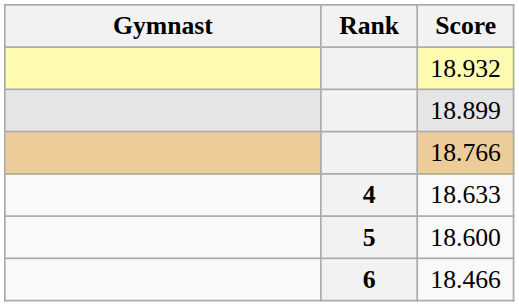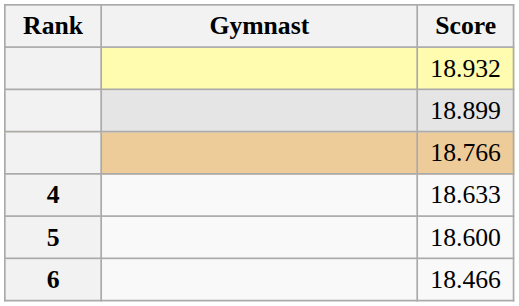columns swapped: (369, 25) <-> (163, 25)
